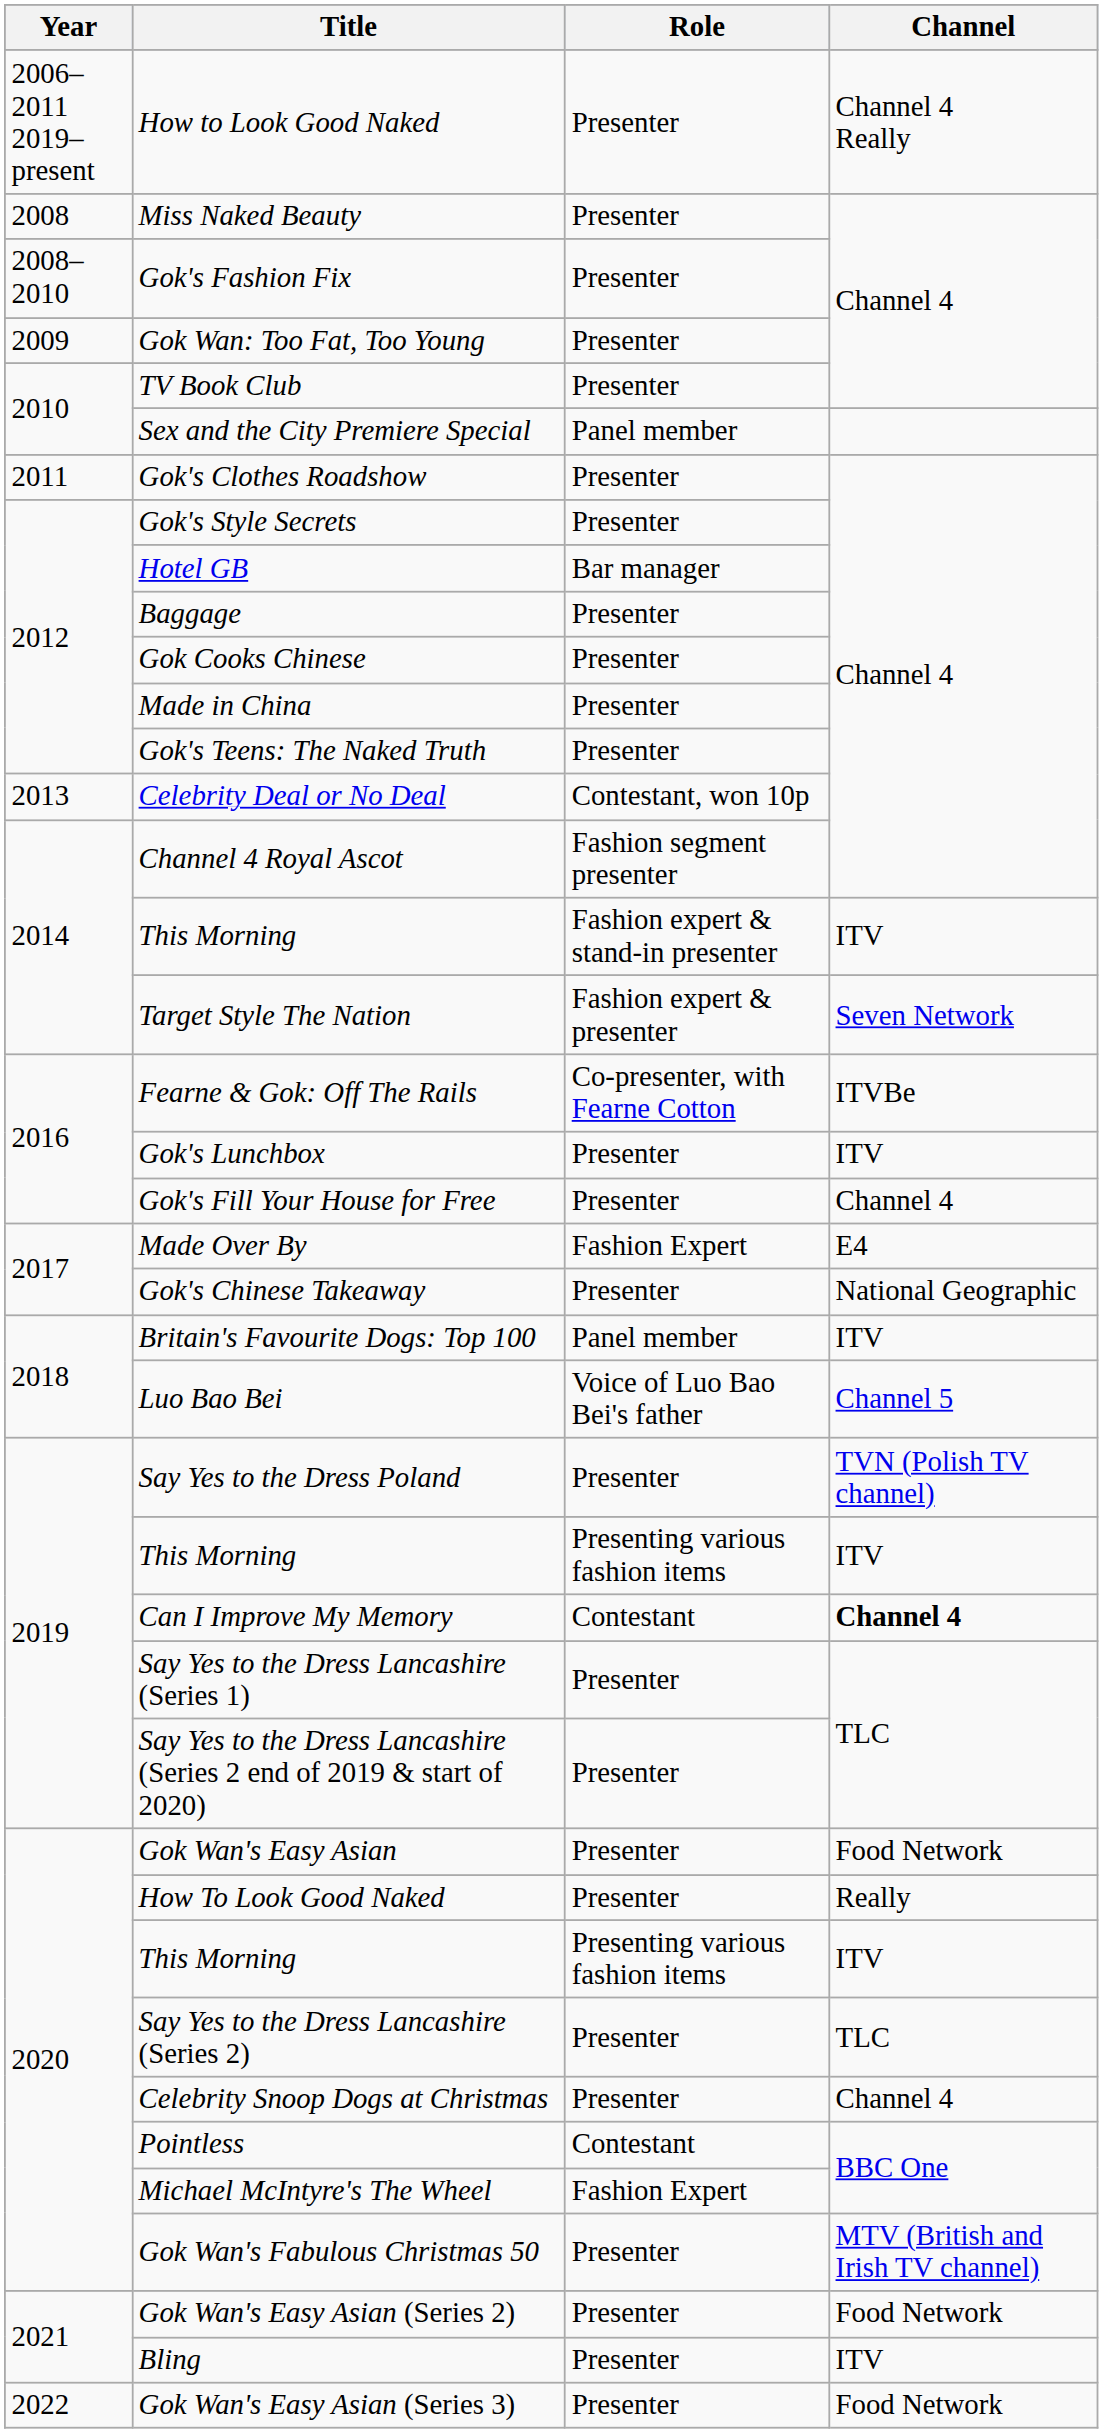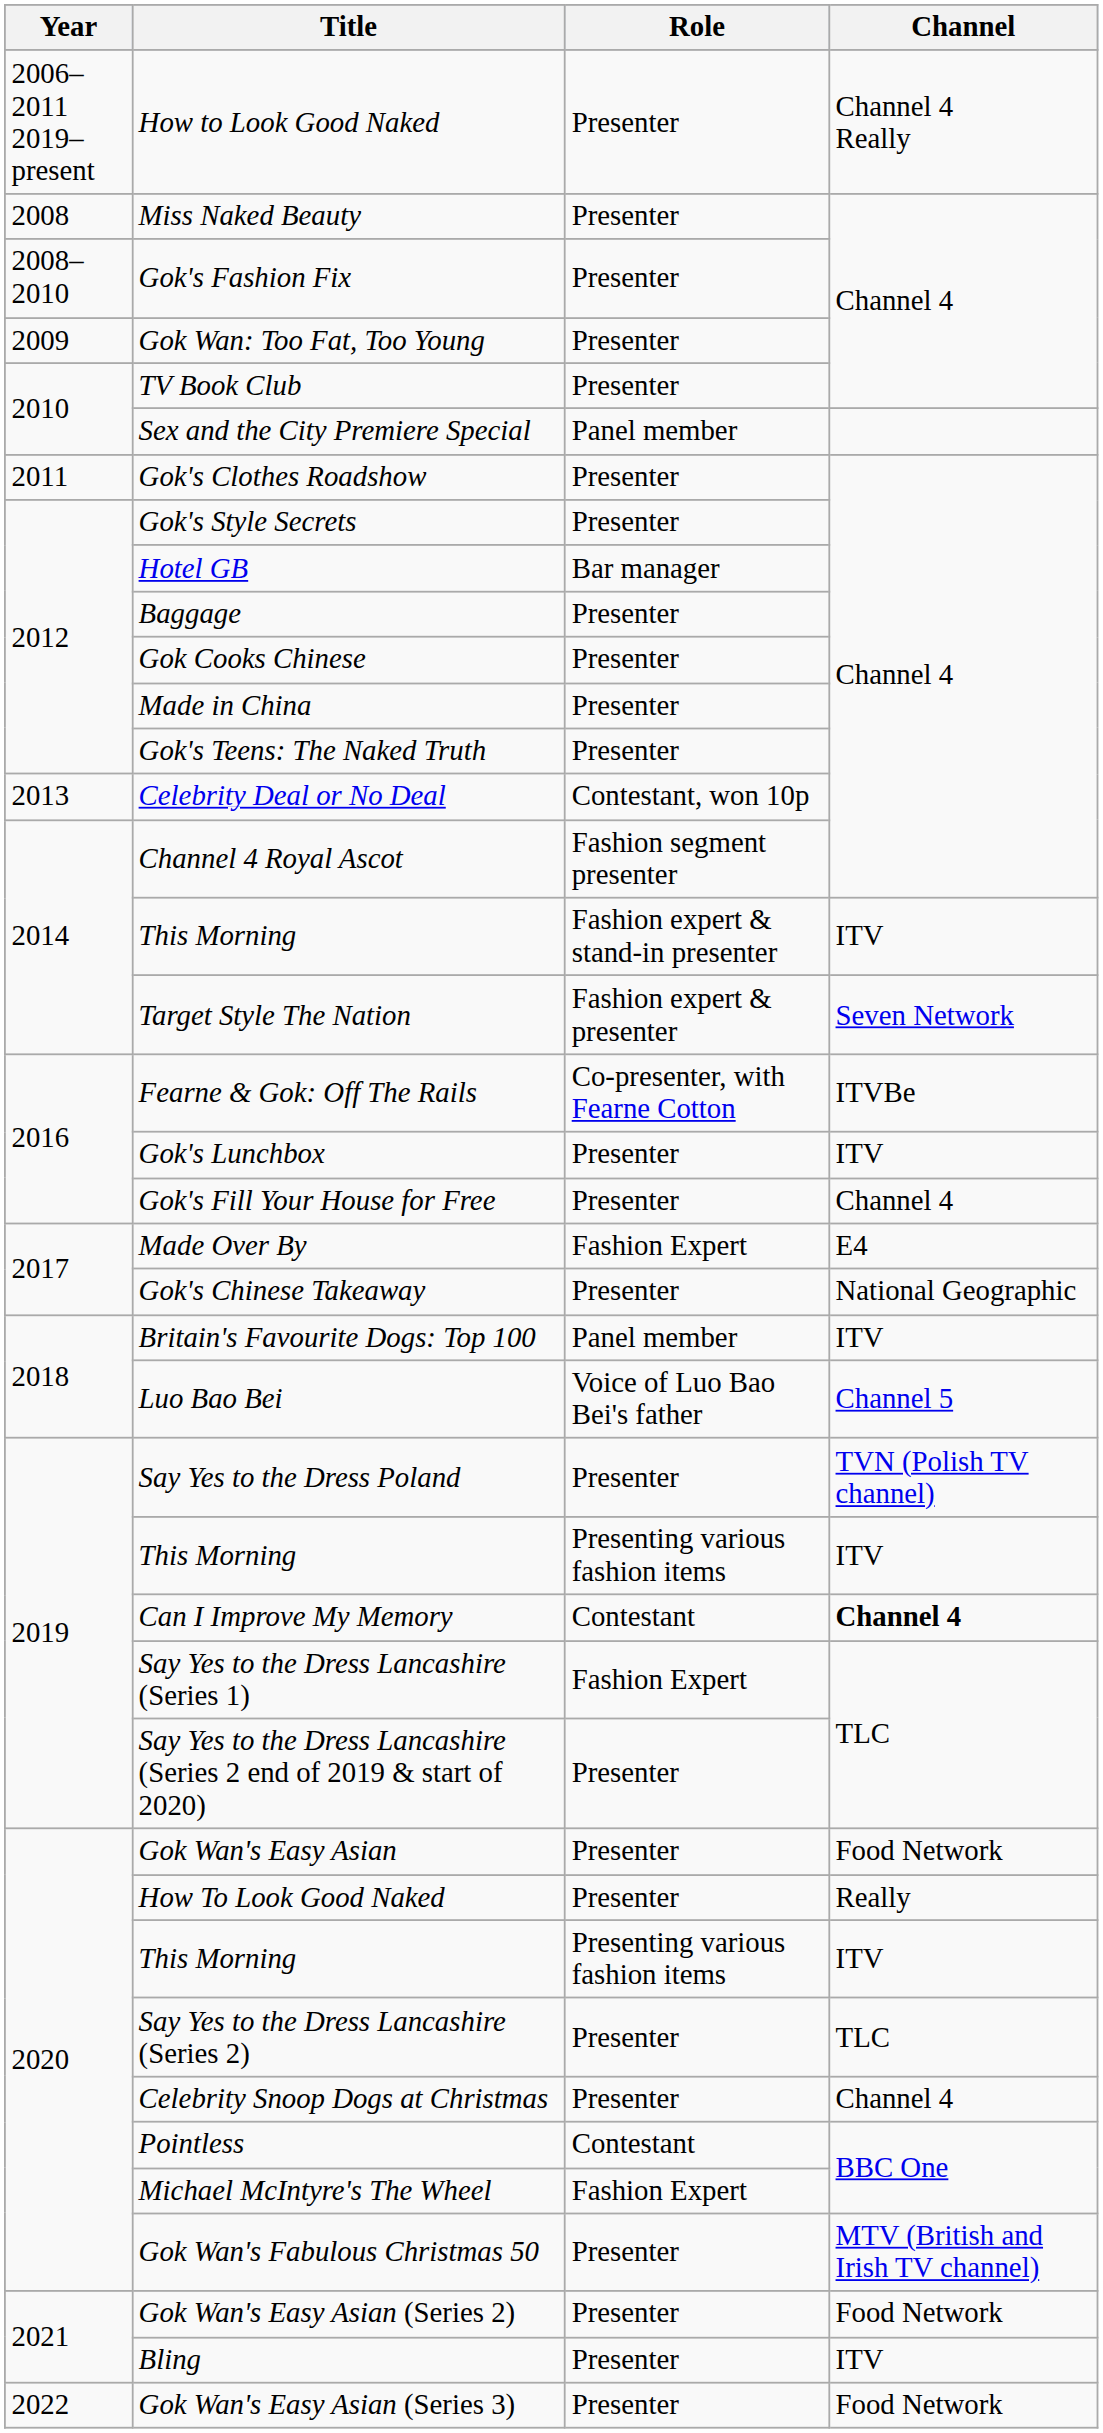(625, 1678) Presenter -> (659, 1678) Fashion Expert
